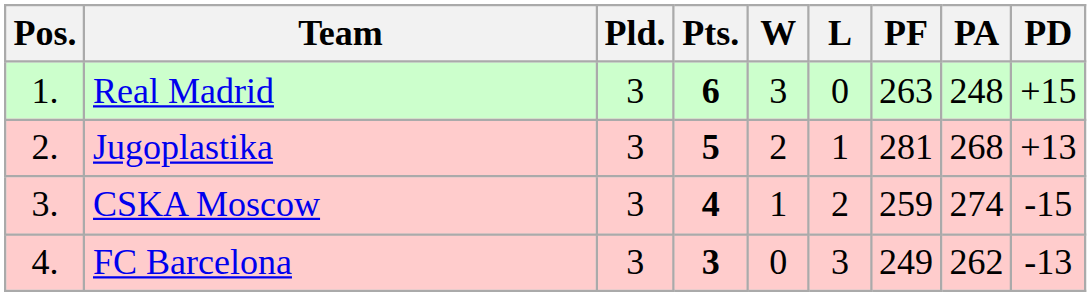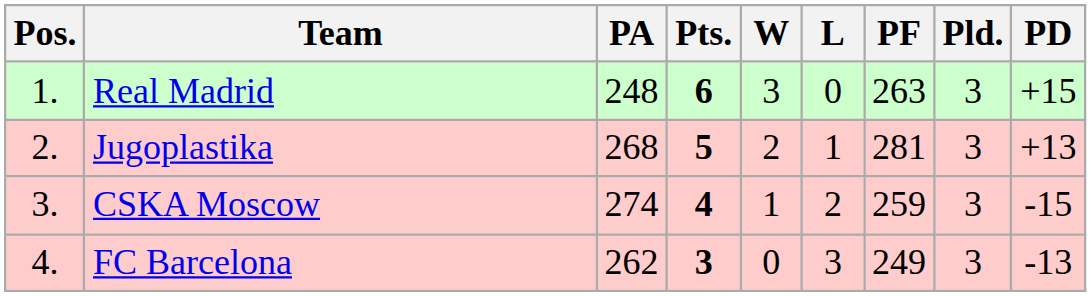columns swapped: (635, 33) <-> (977, 33)
